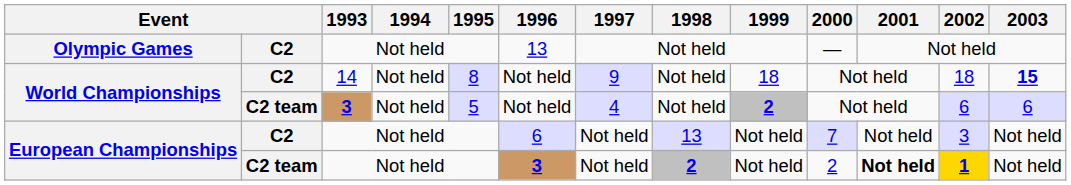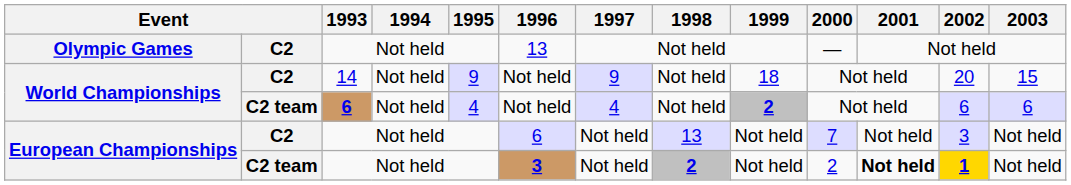(474, 78) 8 -> (474, 78) 9
(964, 78) 18 -> (964, 78) 20
(1028, 78) bold -> (1028, 78) normal
(347, 107) 3 -> (347, 107) 6
(474, 107) 5 -> (474, 107) 4
